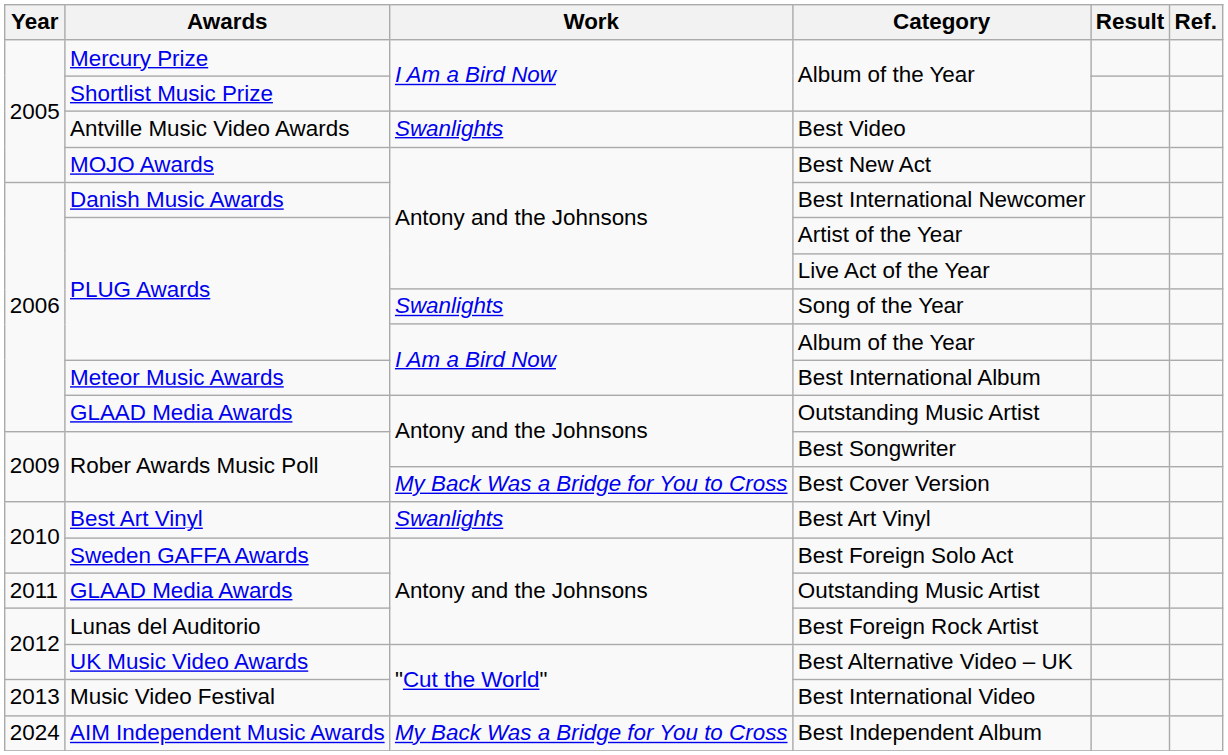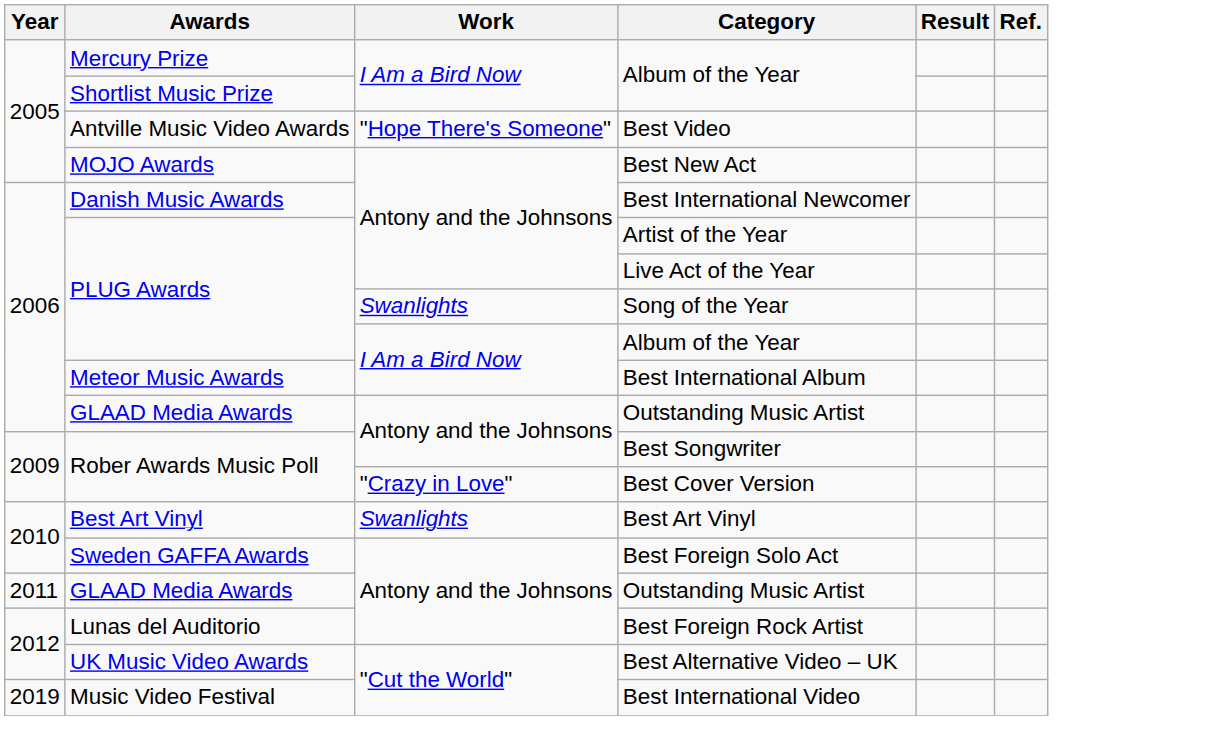(449, 128) Swanlights -> (485, 128) "Hope There's Someone"
(591, 484) My Back Was a Bridge for You to Cross -> (436, 484) "Crazy in Love"
(35, 697) 2013 -> (35, 697) 2019
- row: (227, 732)
